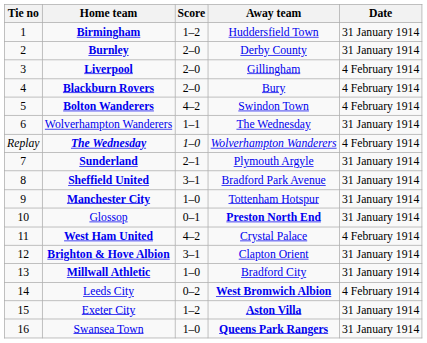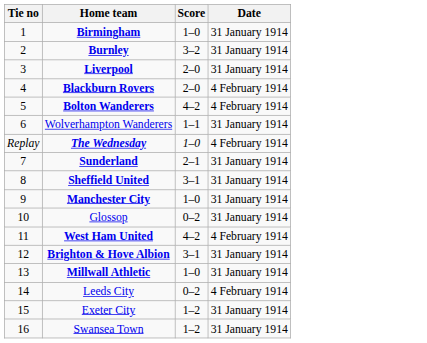- column: (274, 13)
(191, 32) 1–2 -> (191, 32) 1–0
(191, 50) 2–0 -> (191, 50) 3–2
(381, 69) 4 February 1914 -> (249, 69) 31 January 1914
(191, 217) 0–1 -> (191, 217) 0–2
(191, 328) 1–0 -> (191, 328) 1–2
